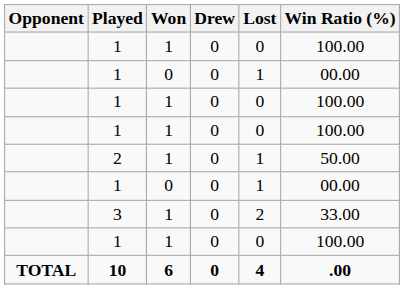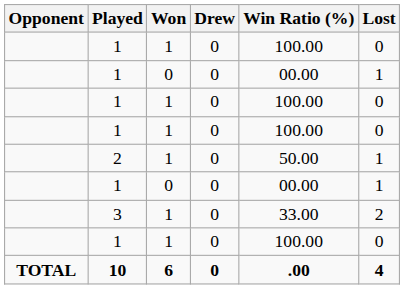columns swapped: (260, 18) <-> (340, 18)
